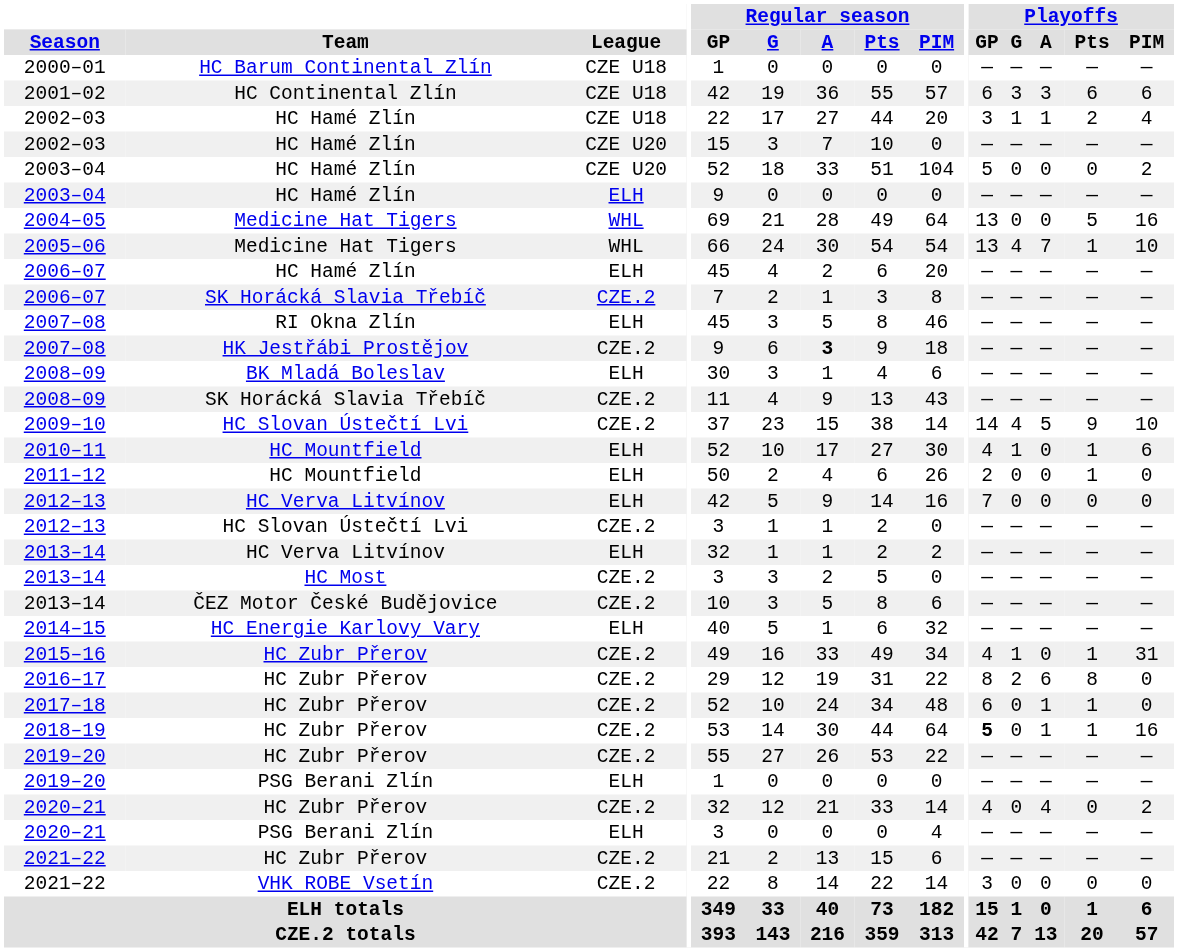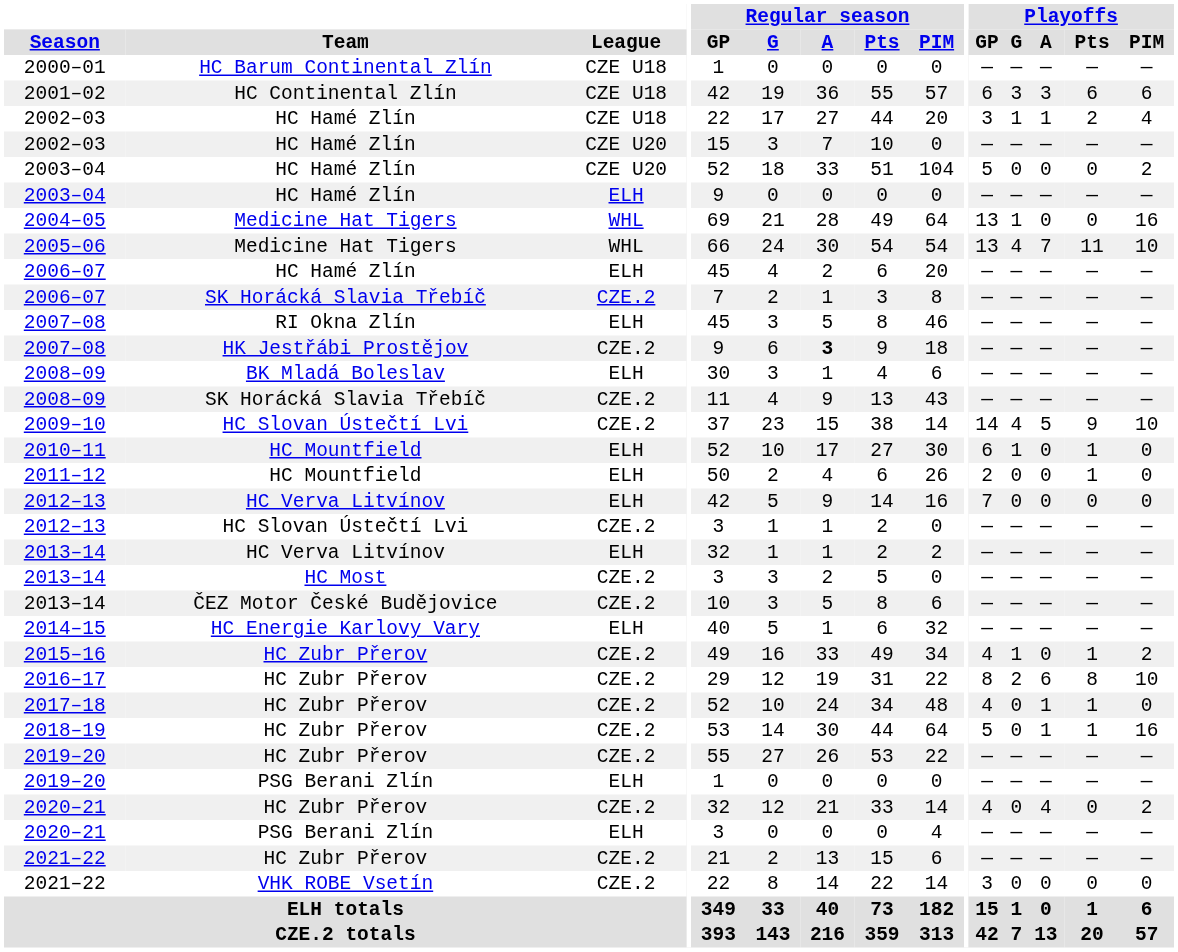(1016, 221) 0 -> (1016, 221) 1
(1092, 221) 5 -> (1092, 221) 0
(1092, 246) 1 -> (1092, 246) 11
(987, 450) 4 -> (987, 450) 6
(1147, 450) 6 -> (1147, 450) 0
(1147, 654) 31 -> (1147, 654) 2
(1147, 680) 0 -> (1147, 680) 10
(987, 705) 6 -> (987, 705) 4
(987, 731) bold -> (987, 731) normal
